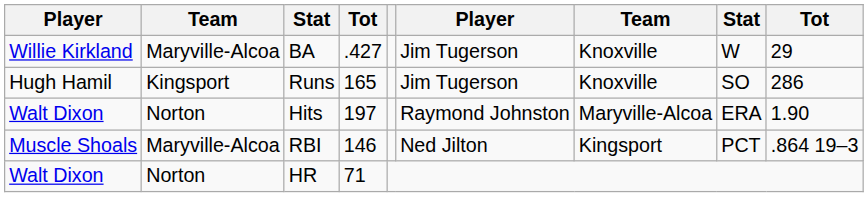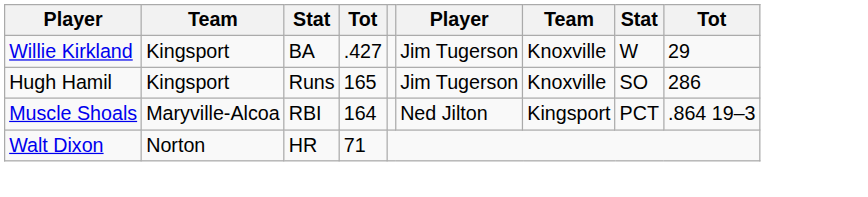(213, 51) Maryville-Alcoa -> (188, 51) Kingsport
- row: (306, 113)
(360, 144) 146 -> (360, 113) 164
